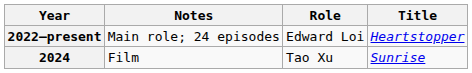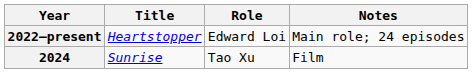columns swapped: (418, 15) <-> (194, 15)
